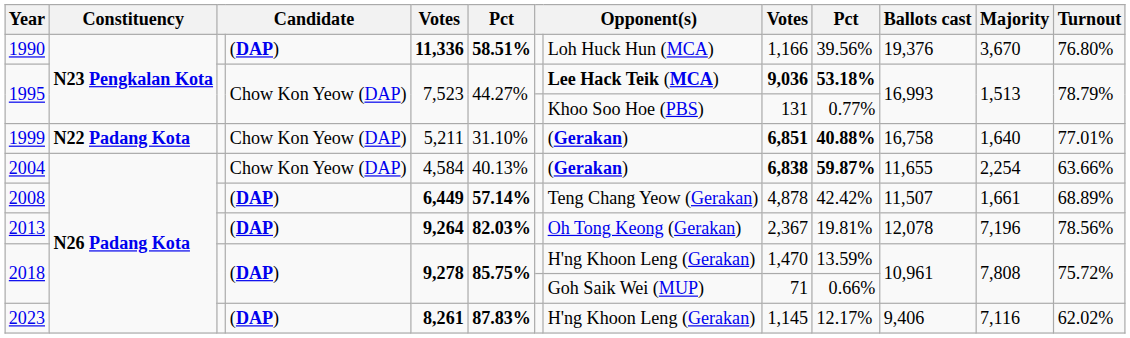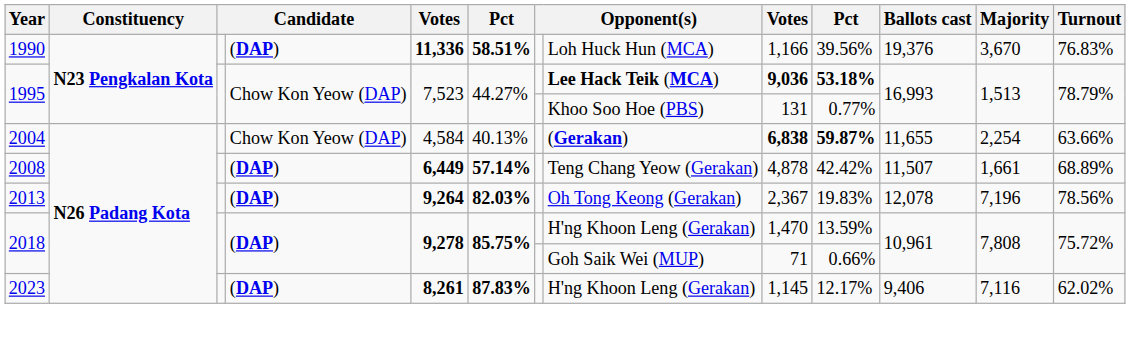(1085, 49) 76.80% -> (1085, 49) 76.83%
- row: (27, 138)
(844, 228) 19.81% -> (844, 198) 19.83%
